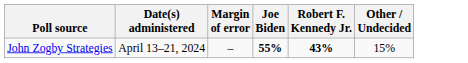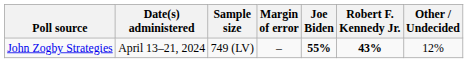+ column: (232, 21)
(384, 48) 15% -> (433, 48) 12%
